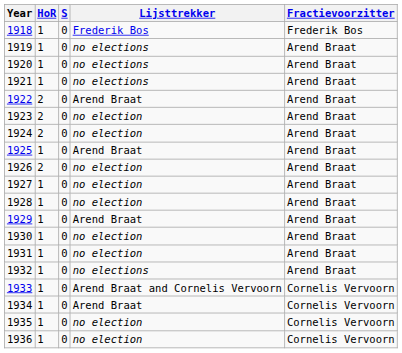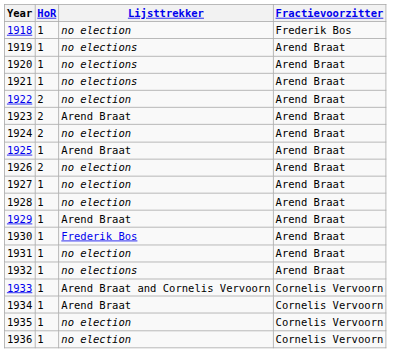- column: (64, 13)
(111, 30) Frederik Bos -> (96, 30) no election
(108, 99) Arend Braat -> (96, 99) no election
(108, 116) no election -> (96, 116) Arend Braat
(108, 236) no election -> (99, 236) Frederik Bos
